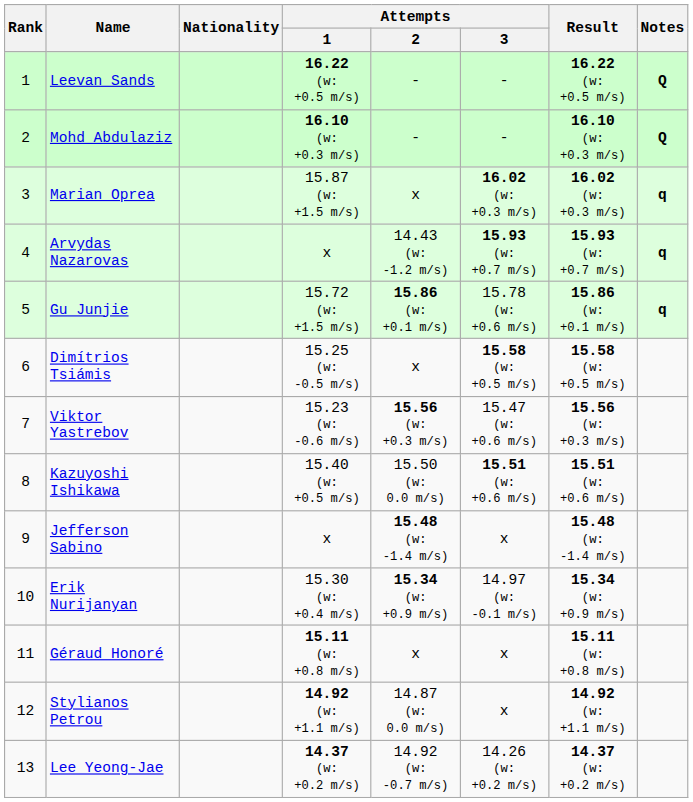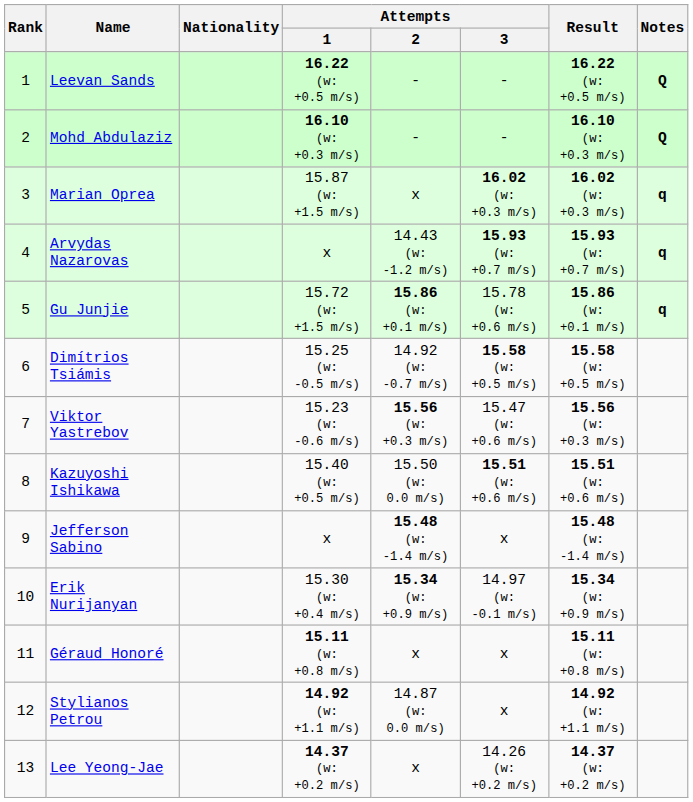(416, 367) x -> (416, 367) 14.92 (w: -0.7 m/s)
(416, 768) 14.92 (w: -0.7 m/s) -> (416, 769) x
